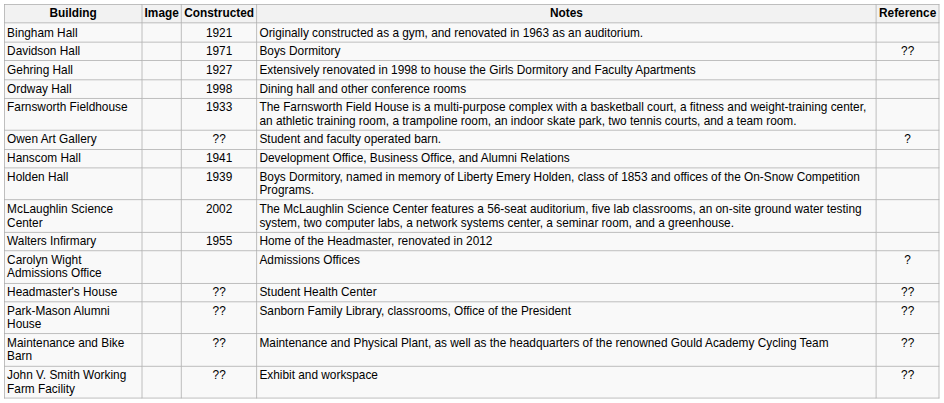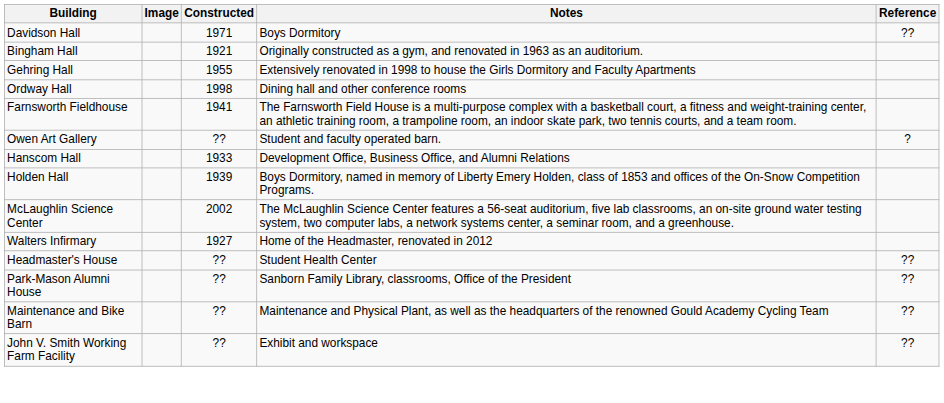rows swapped: (42, 32) <-> (44, 51)
(219, 70) 1927 -> (219, 70) 1955
(219, 107) 1933 -> (219, 107) 1941
(219, 158) 1941 -> (219, 158) 1933
(219, 241) 1955 -> (219, 241) 1927
- row: (54, 267)
